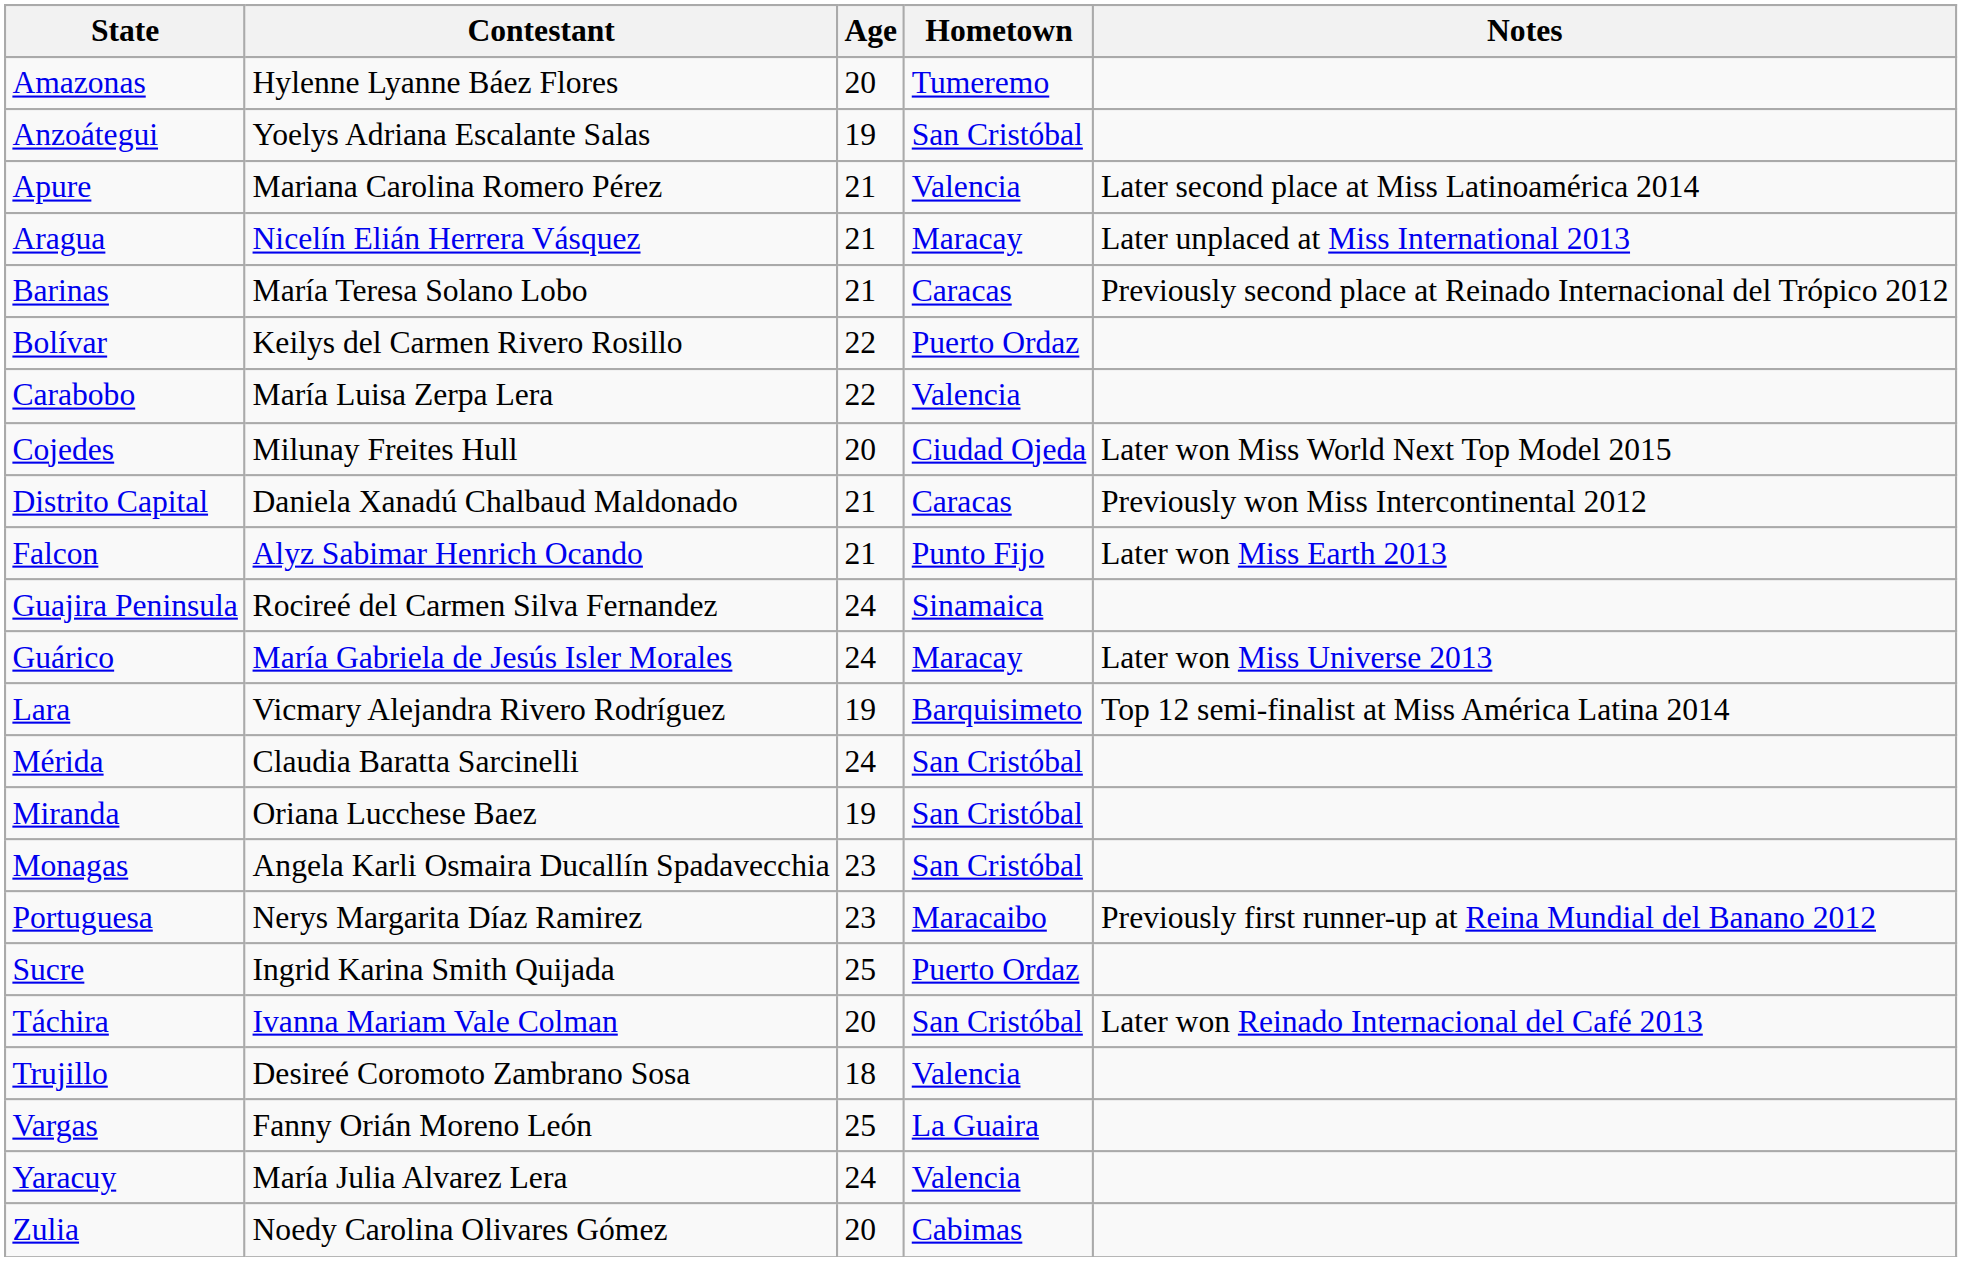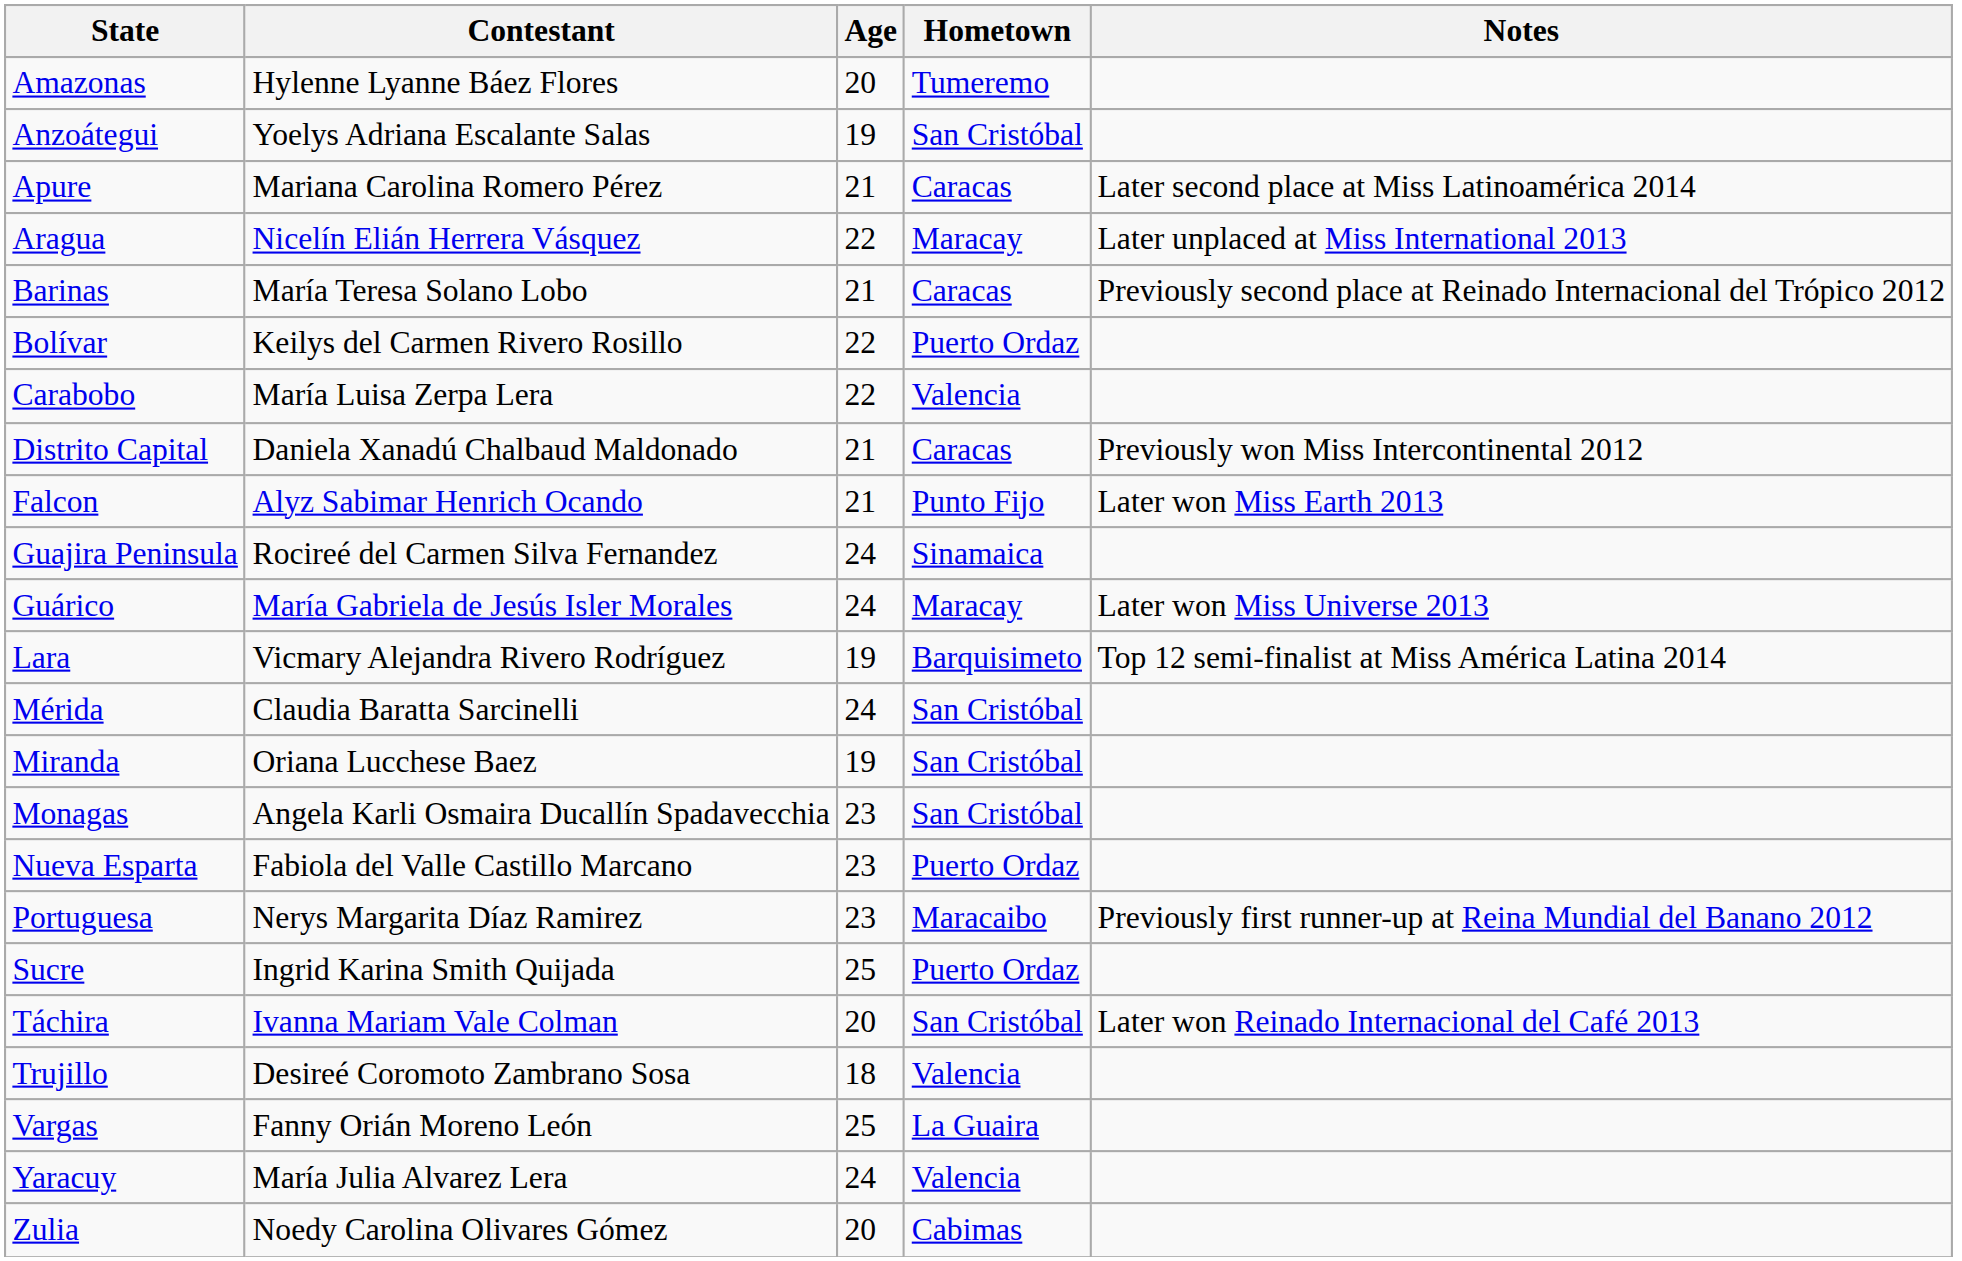(966, 187) Valencia -> (962, 187) Caracas
(860, 239) 21 -> (860, 239) 22
- row: (63, 447)
+ row: (105, 864)
